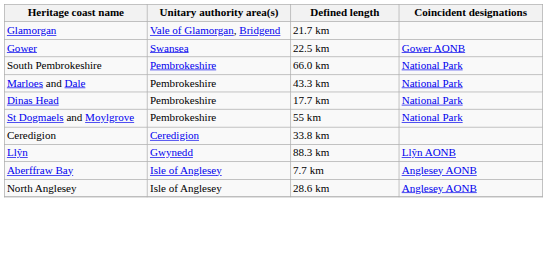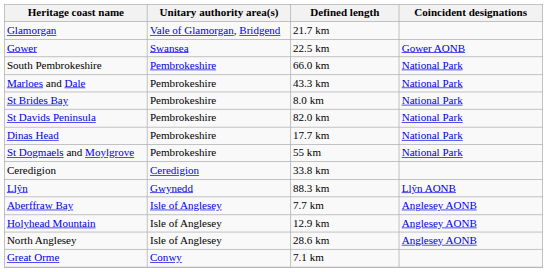+ row: (38, 100)
+ row: (51, 118)
+ row: (51, 223)
+ row: (33, 258)
